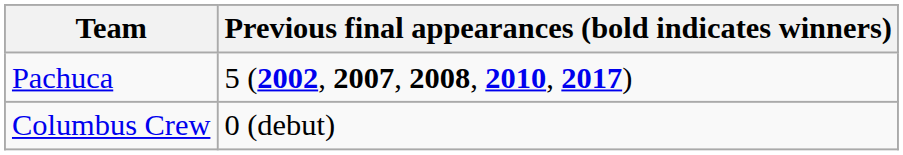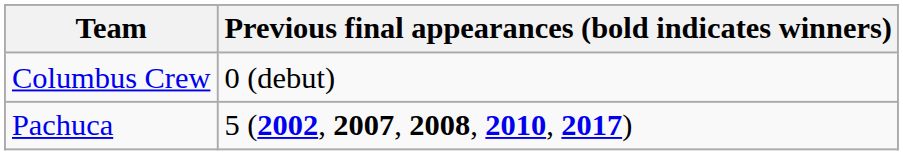rows swapped: (63, 76) <-> (111, 125)
